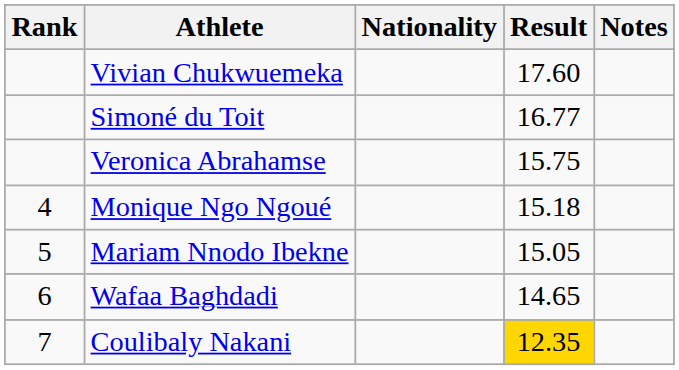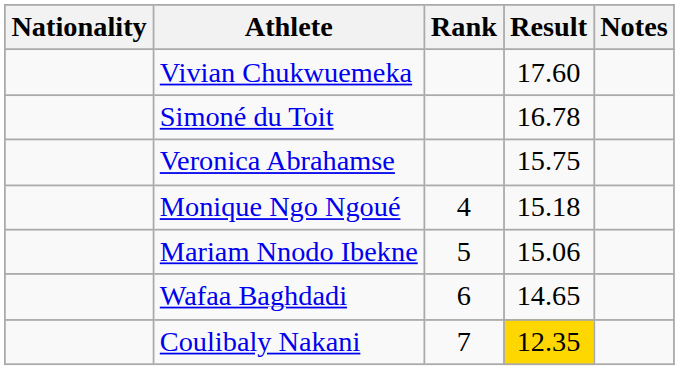columns swapped: (44, 26) <-> (429, 26)
(549, 116) 16.77 -> (549, 116) 16.78
(549, 251) 15.05 -> (549, 251) 15.06
